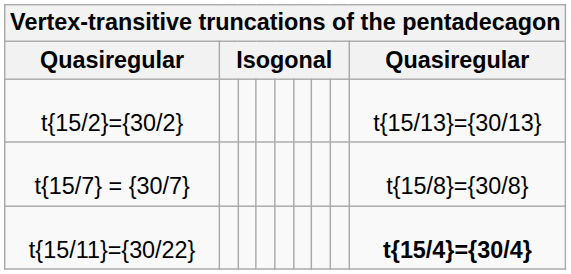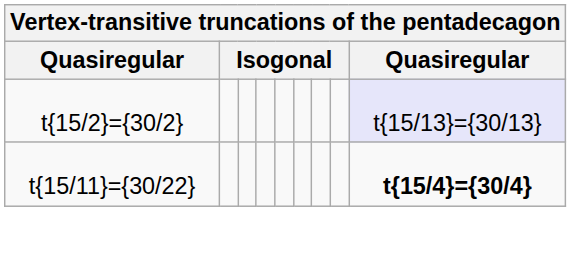(457, 123) no background -> (457, 123) lavender background
- row: (112, 186)
